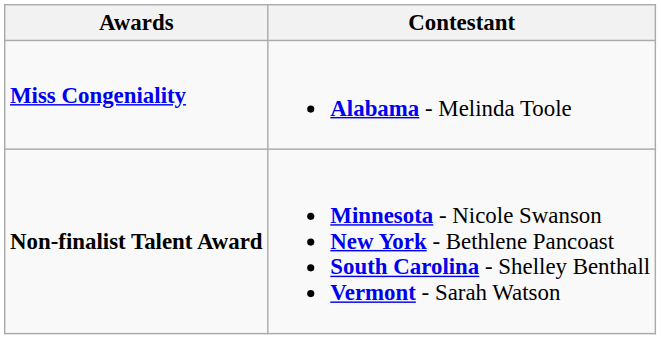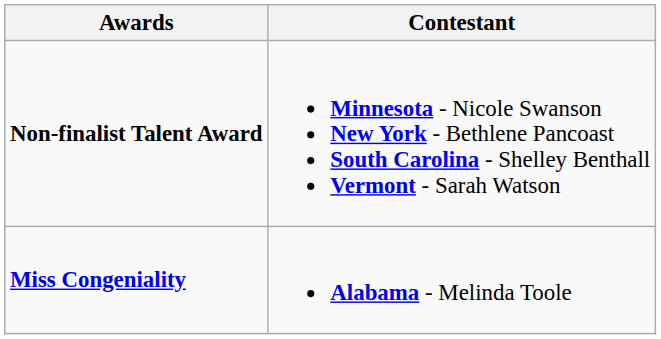rows swapped: (98, 94) <-> (136, 241)
